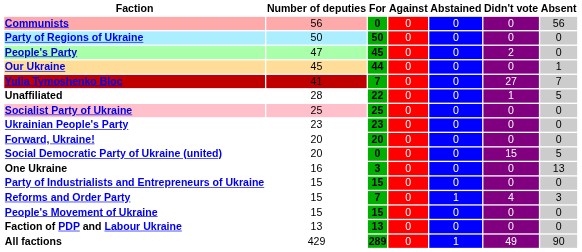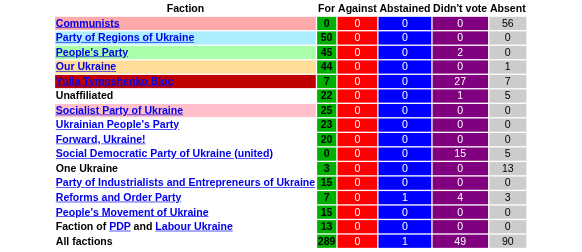- column: (316, 9)
